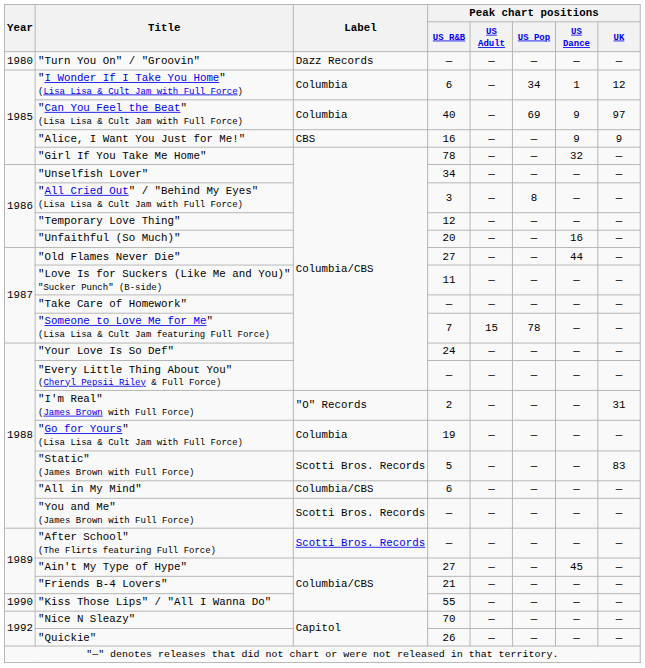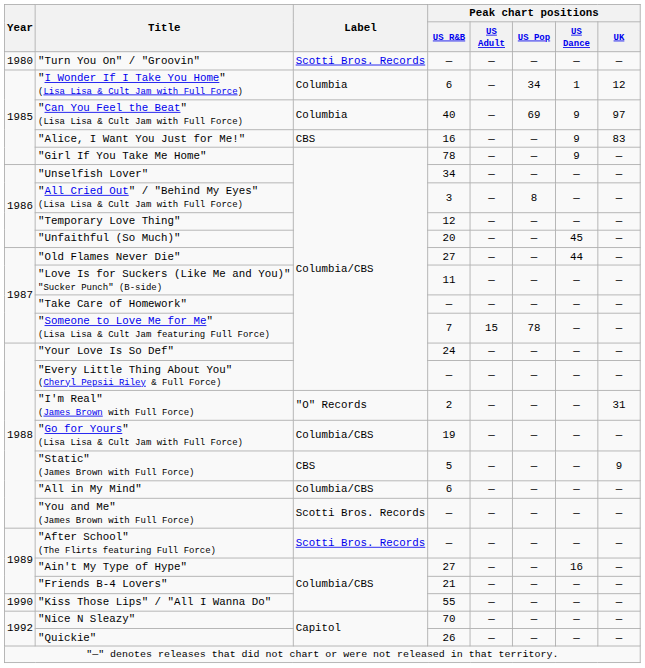(335, 61) Dazz Records -> (360, 61) Scotti Bros. Records
(619, 138) 9 -> (619, 138) 83
(576, 156) 32 -> (576, 156) 9
(576, 239) 16 -> (576, 239) 45
(322, 436) Columbia -> (335, 436) Columbia/CBS
(360, 466) Scotti Bros. Records -> (305, 466) CBS
(619, 466) 83 -> (619, 466) 9
(576, 567) 45 -> (576, 567) 16
